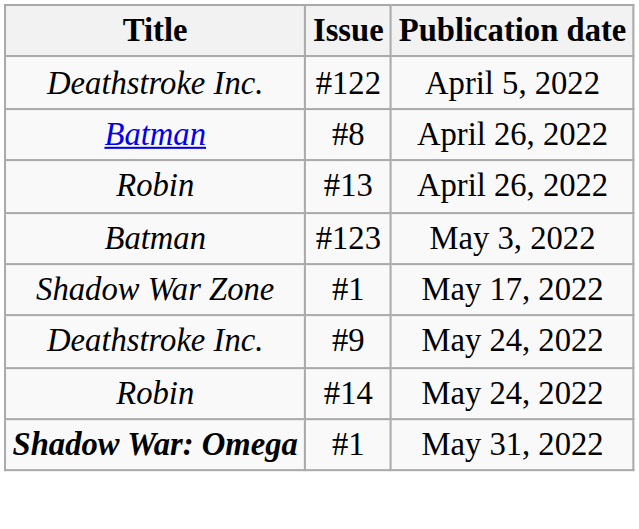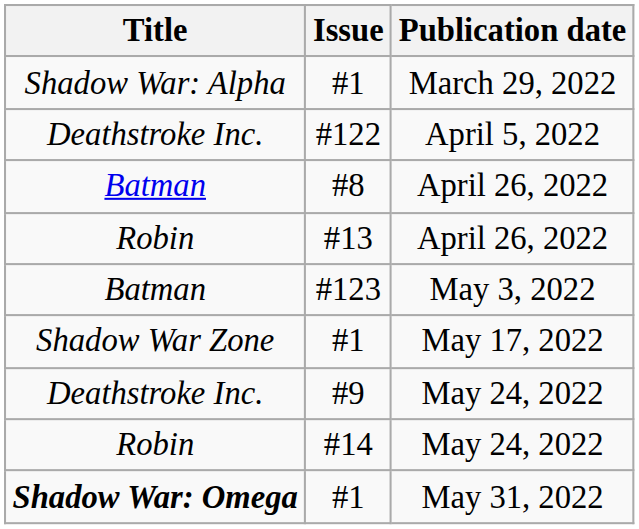+ row: (348, 82)
